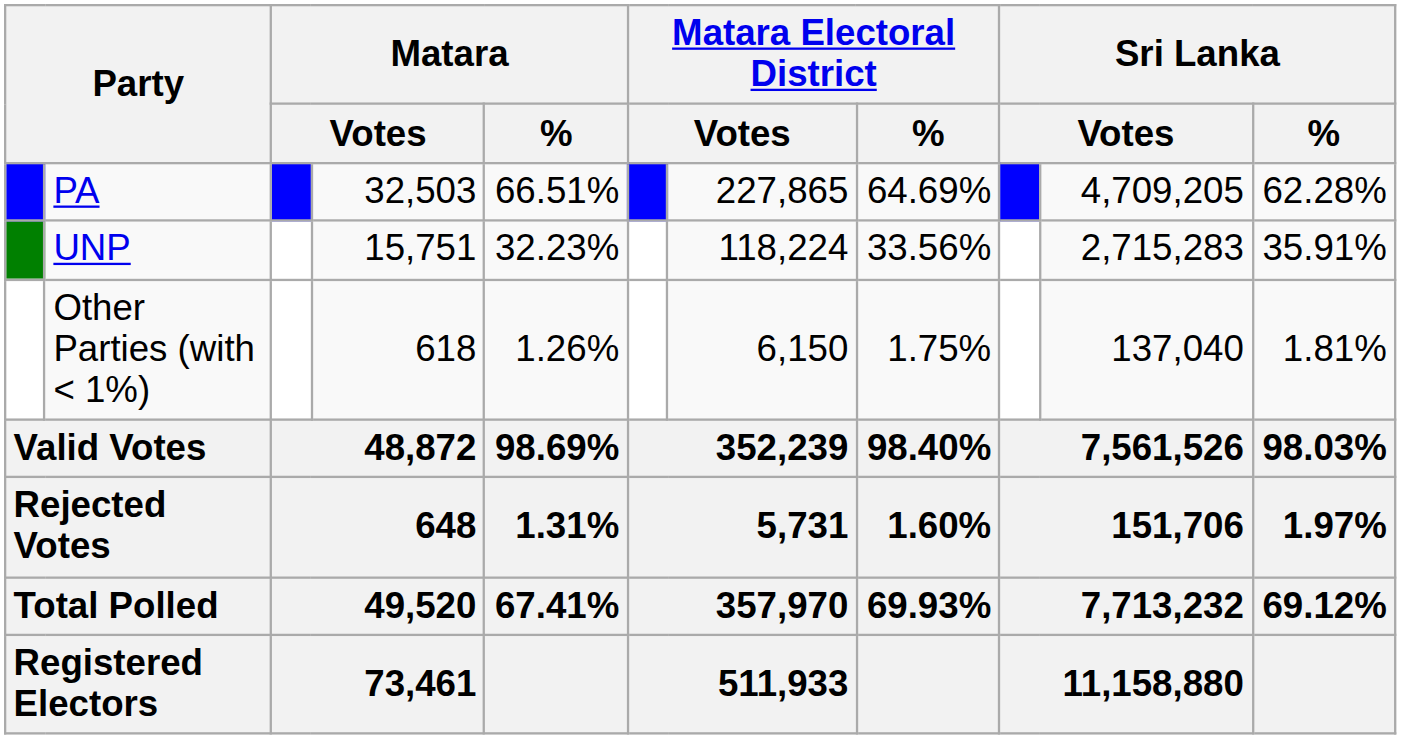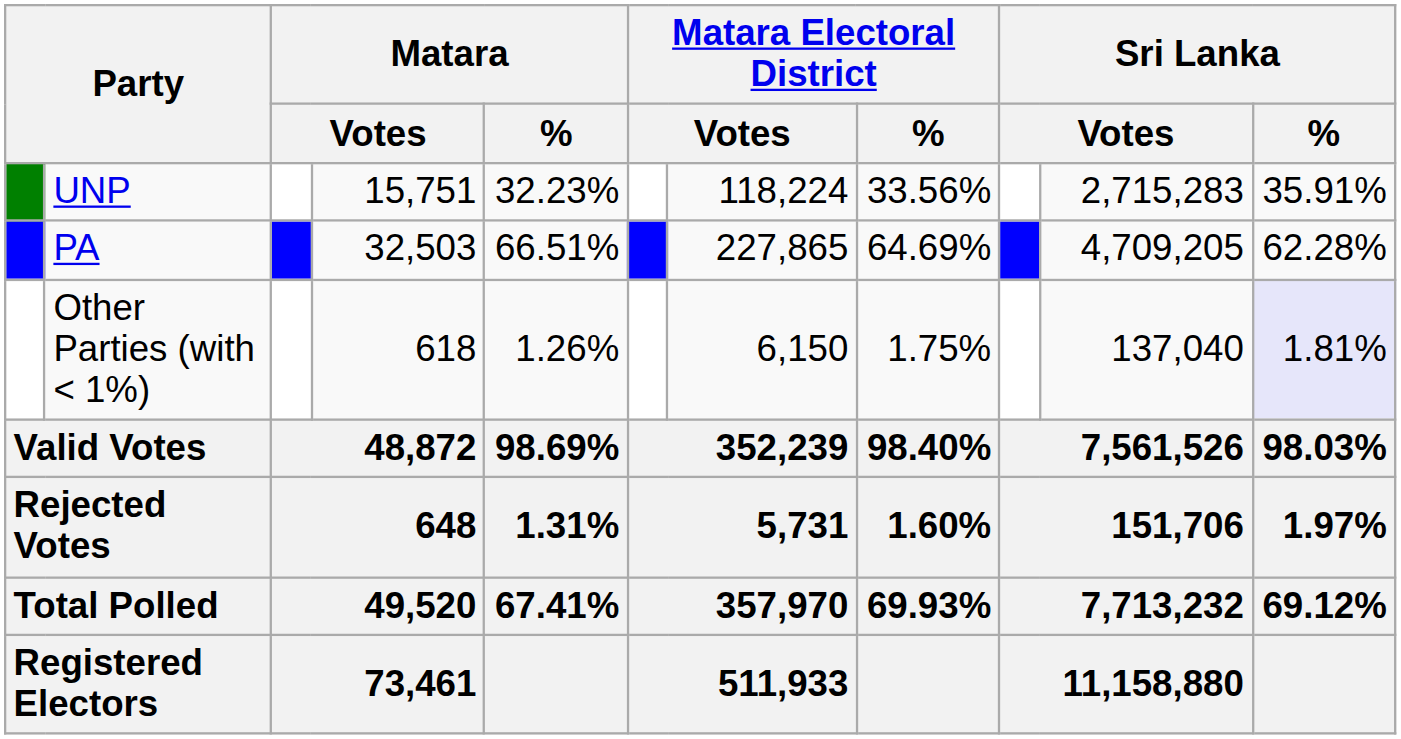rows swapped: (76, 190) <-> (92, 249)
(1335, 348) no background -> (1335, 348) lavender background
